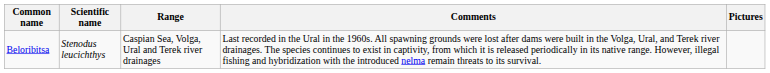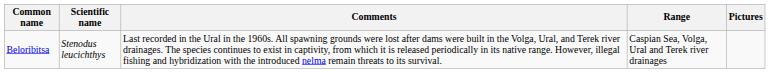columns swapped: (171, 17) <-> (473, 17)
